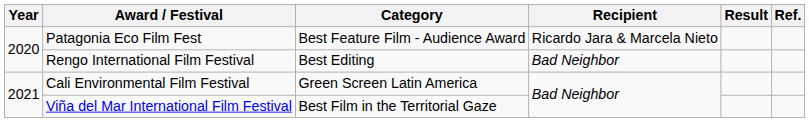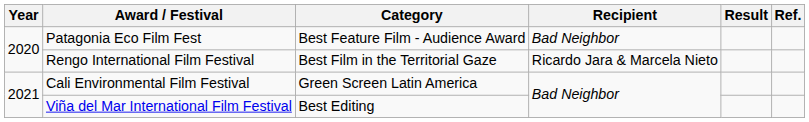(625, 38) Ricardo Jara & Marcela Nieto -> (575, 38) Bad Neighbor
(336, 60) Best Editing -> (398, 60) Best Film in the Territorial Gaze
(575, 60) Bad Neighbor -> (625, 60) Ricardo Jara & Marcela Nieto
(398, 106) Best Film in the Territorial Gaze -> (336, 106) Best Editing
